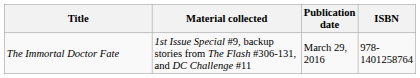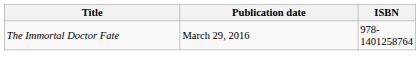- column: (227, 18)
